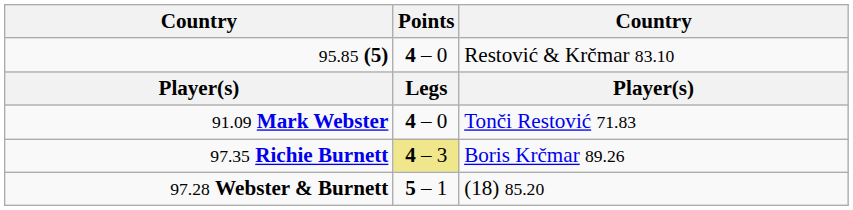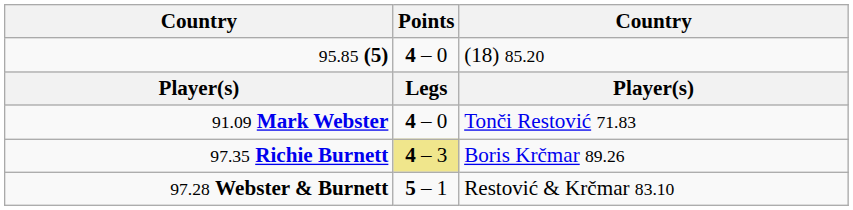(569, 54) Restović & Krčmar 83.10 -> (504, 54) (18) 85.20
(504, 188) (18) 85.20 -> (569, 188) Restović & Krčmar 83.10
